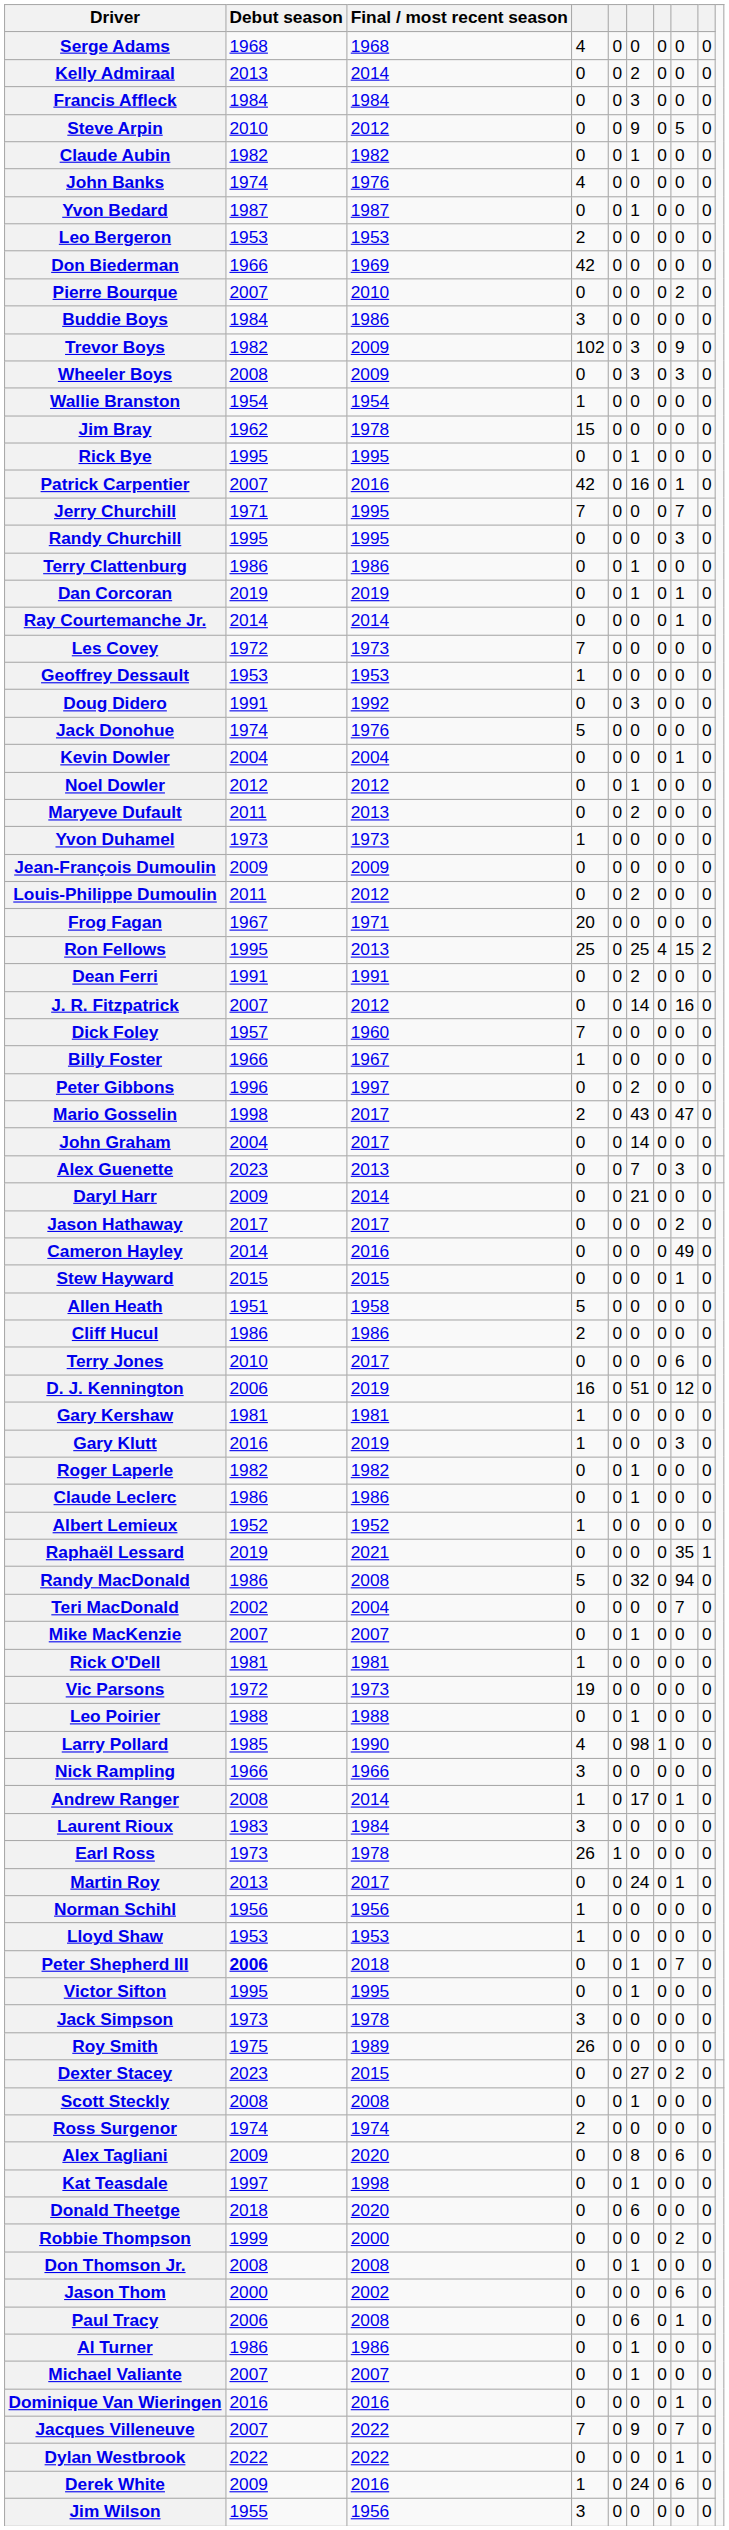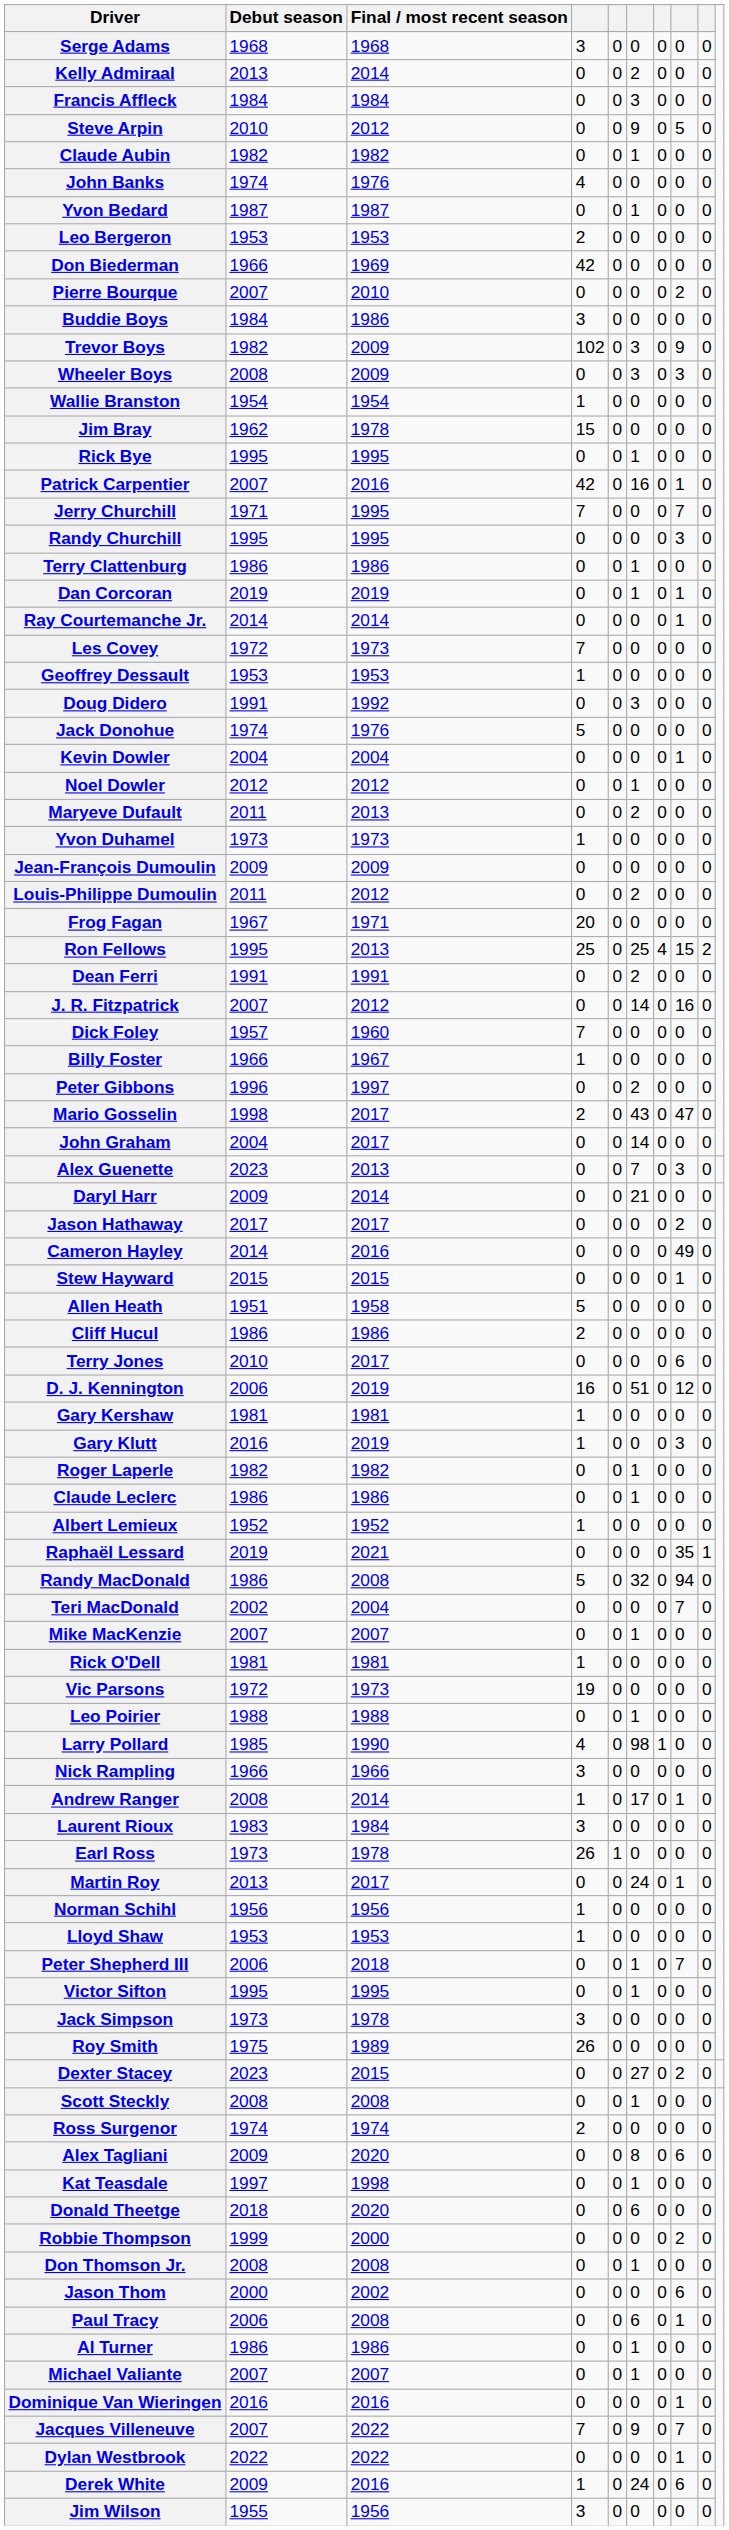(581, 45) 4 -> (581, 45) 3
(249, 1963) bold -> (249, 1963) normal
